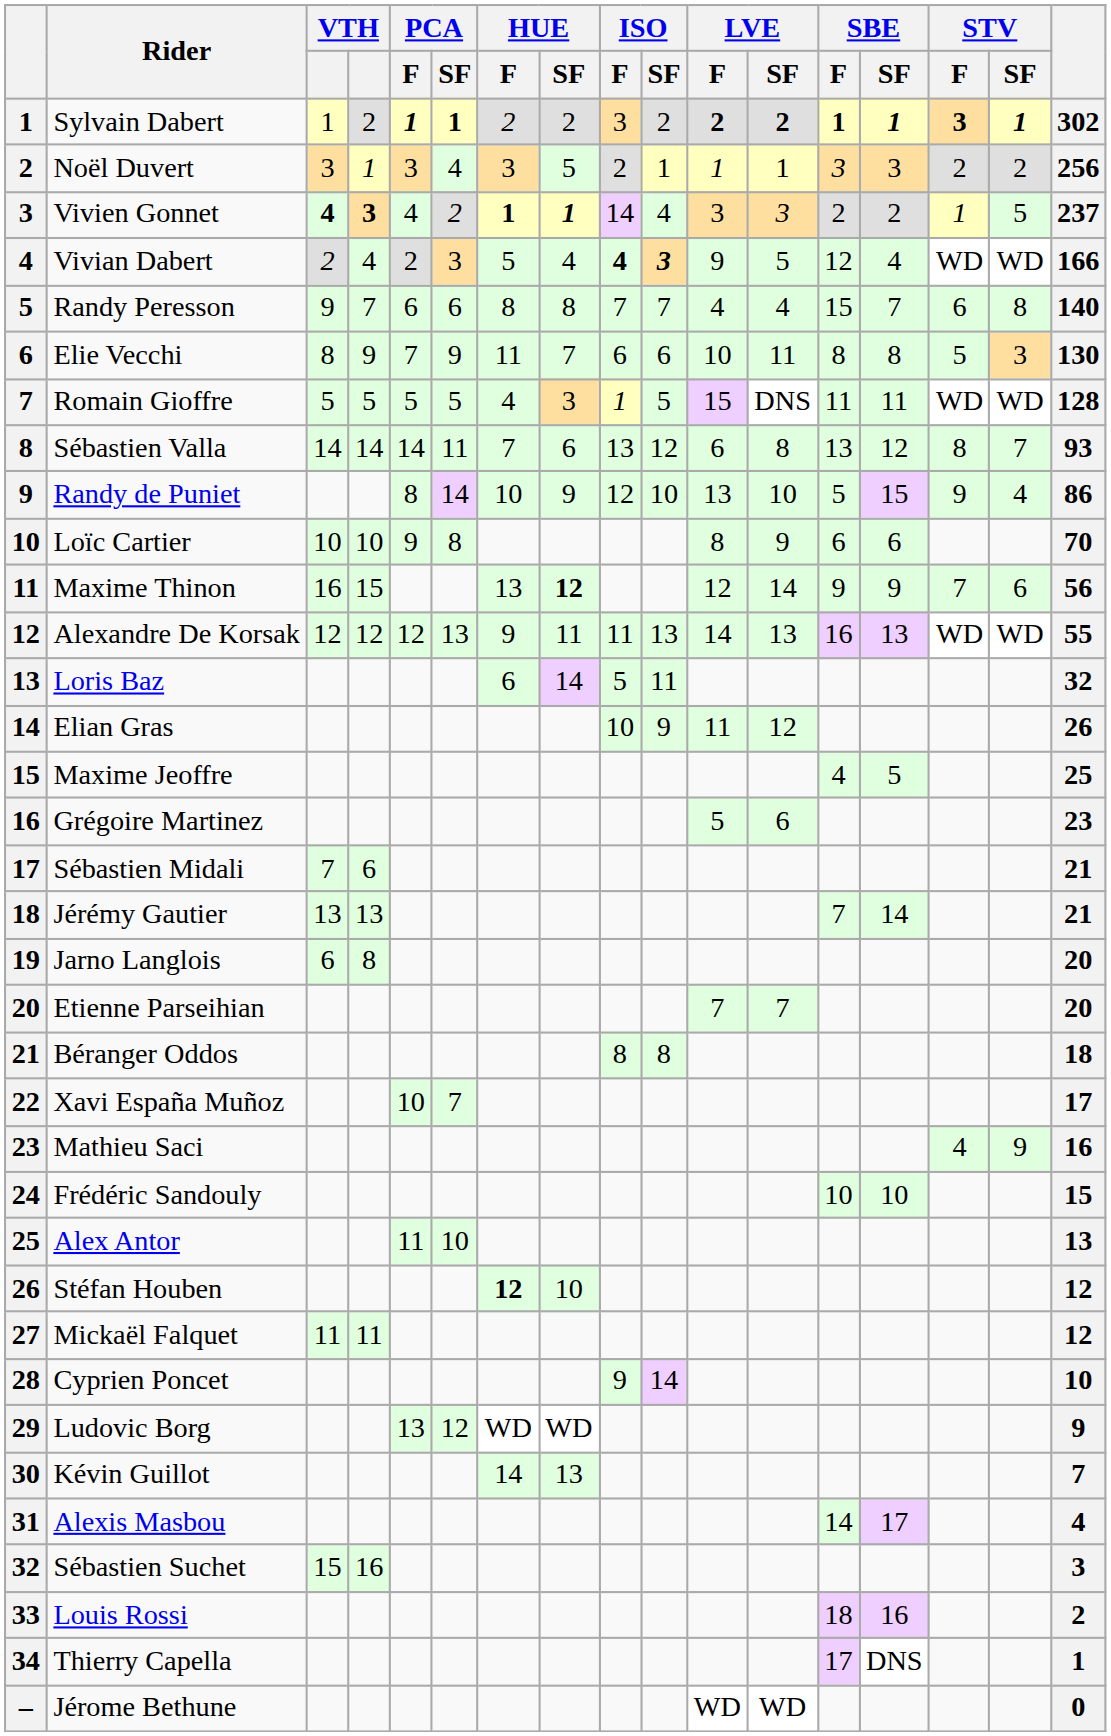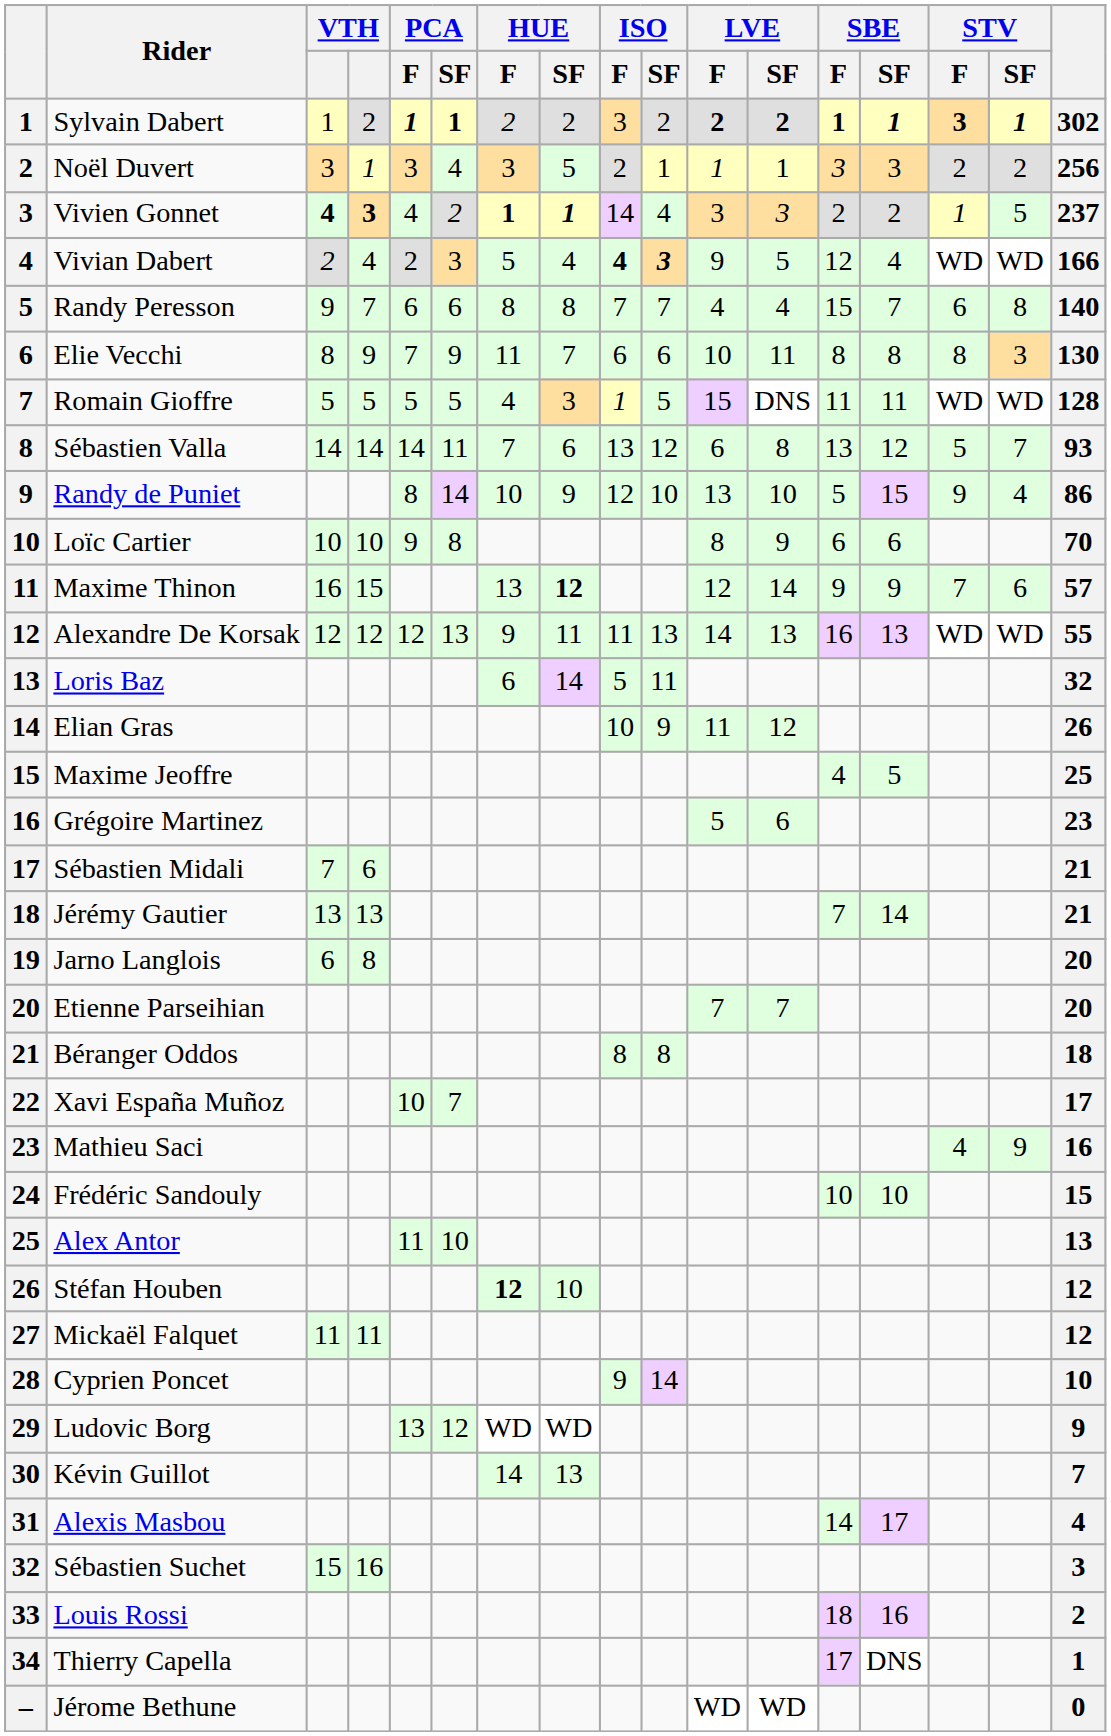(960, 354) 5 -> (960, 354) 8
(960, 447) 8 -> (960, 447) 5
(1078, 587) 56 -> (1078, 587) 57
